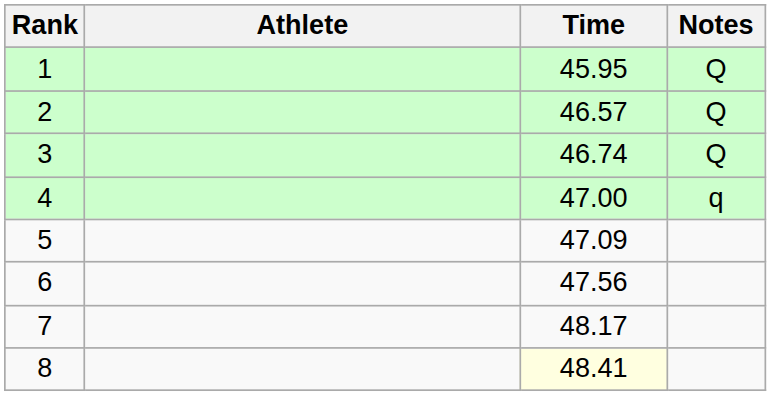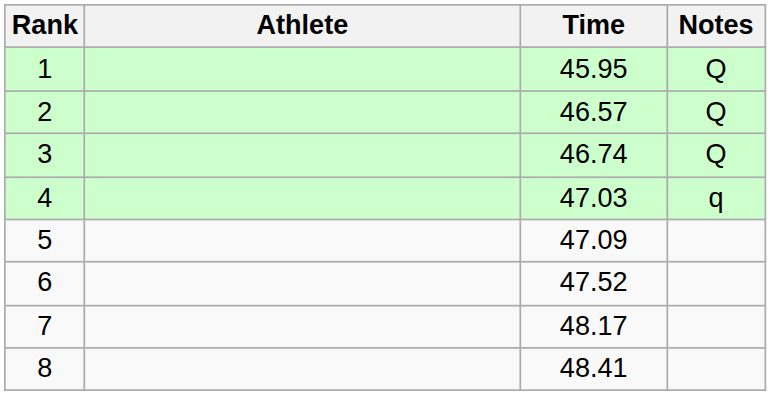(594, 197) 47.00 -> (594, 197) 47.03
(594, 283) 47.56 -> (594, 283) 47.52
(594, 369) lightyellow background -> (594, 369) no background
